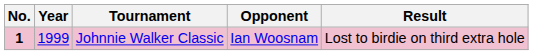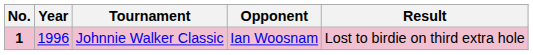(53, 39) 1999 -> (53, 39) 1996
